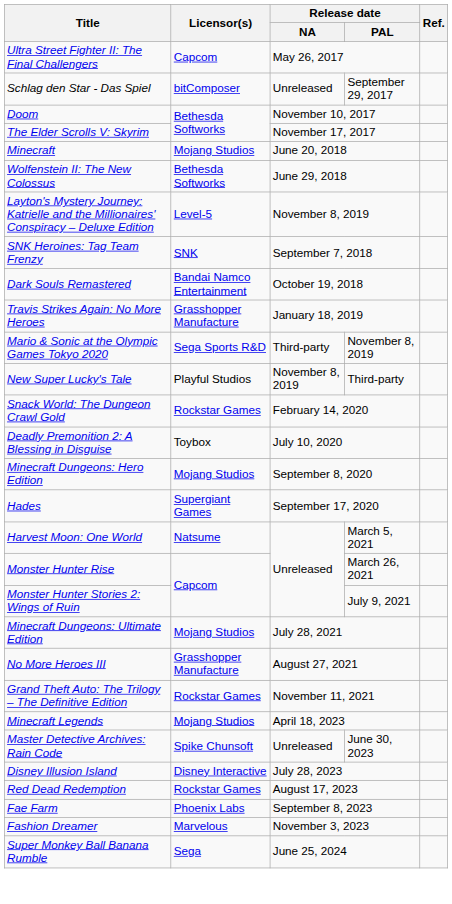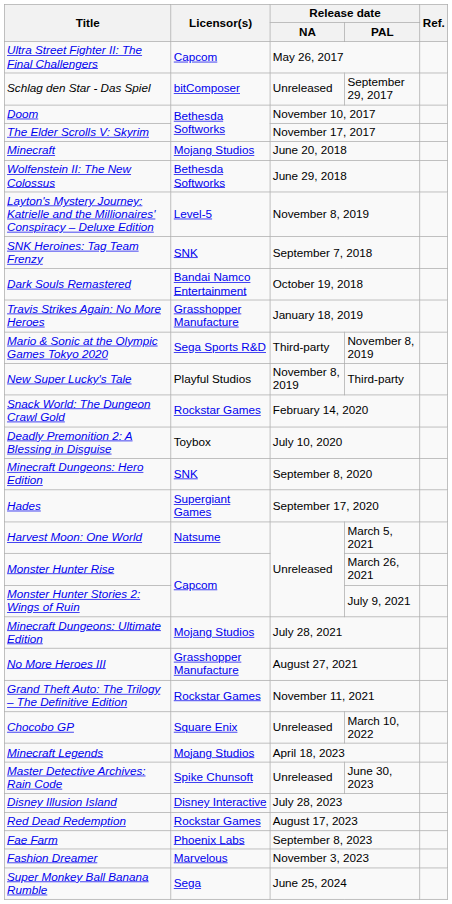(214, 474) Mojang Studios -> (186, 474) SNK
+ row: (40, 727)
